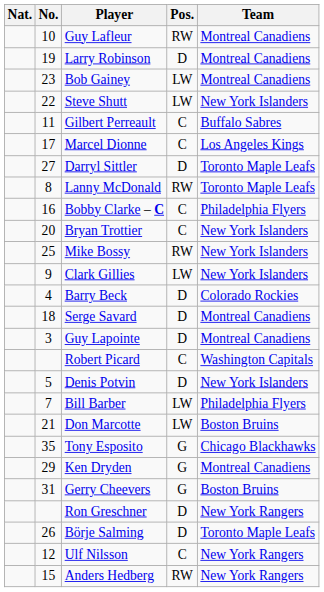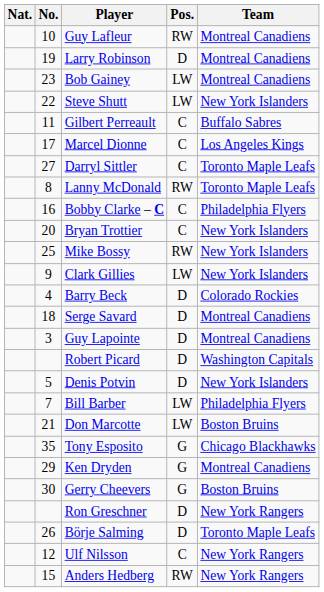(182, 166) D -> (182, 166) C
(182, 360) C -> (182, 360) D
(48, 489) 31 -> (48, 489) 30
